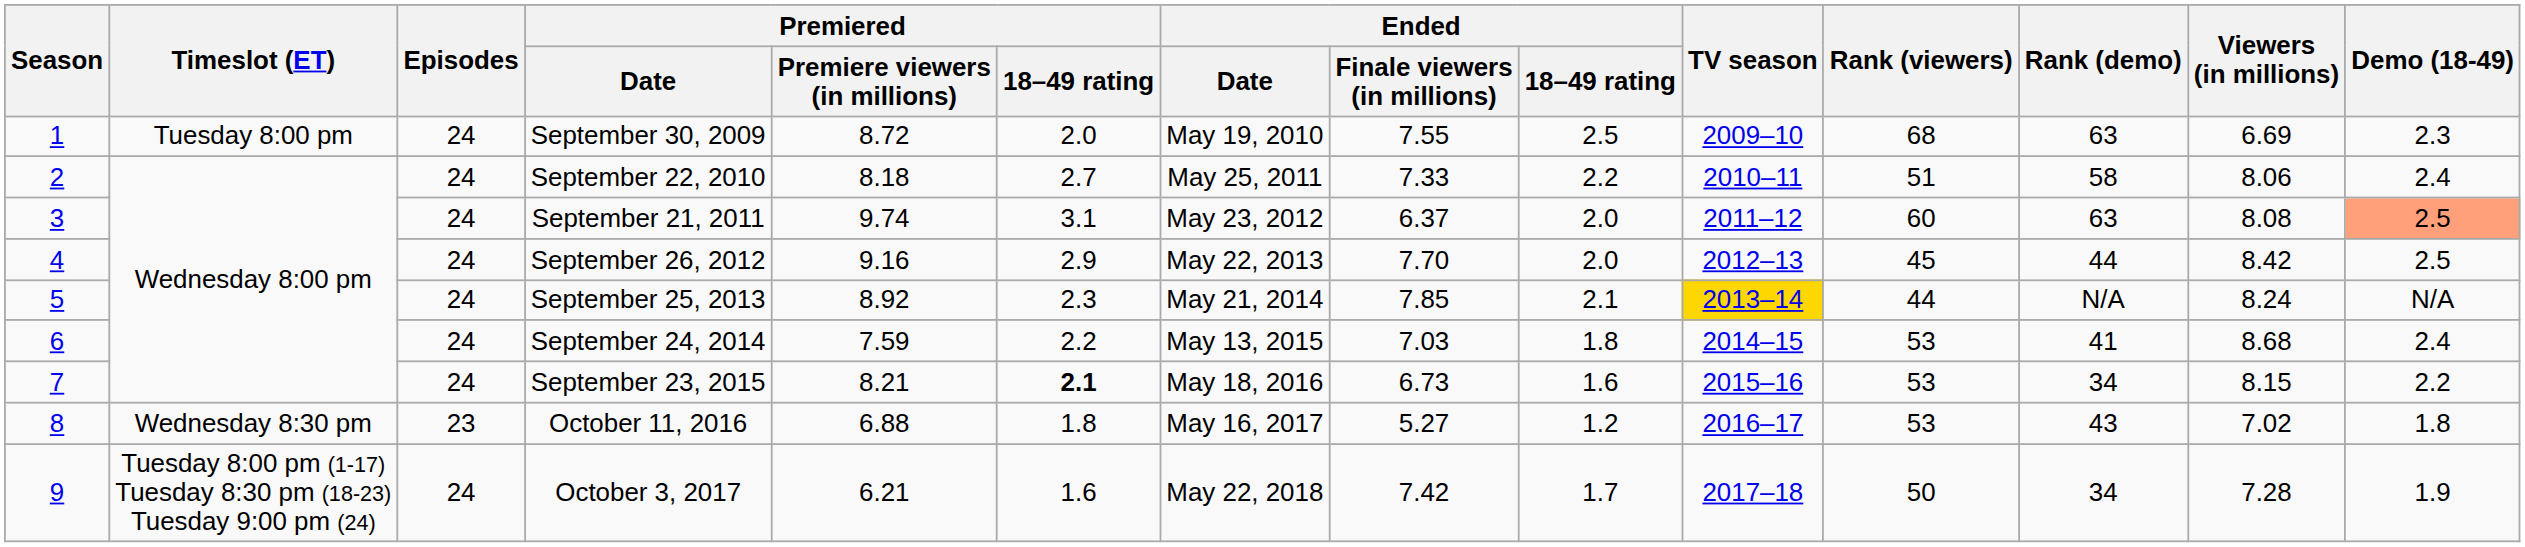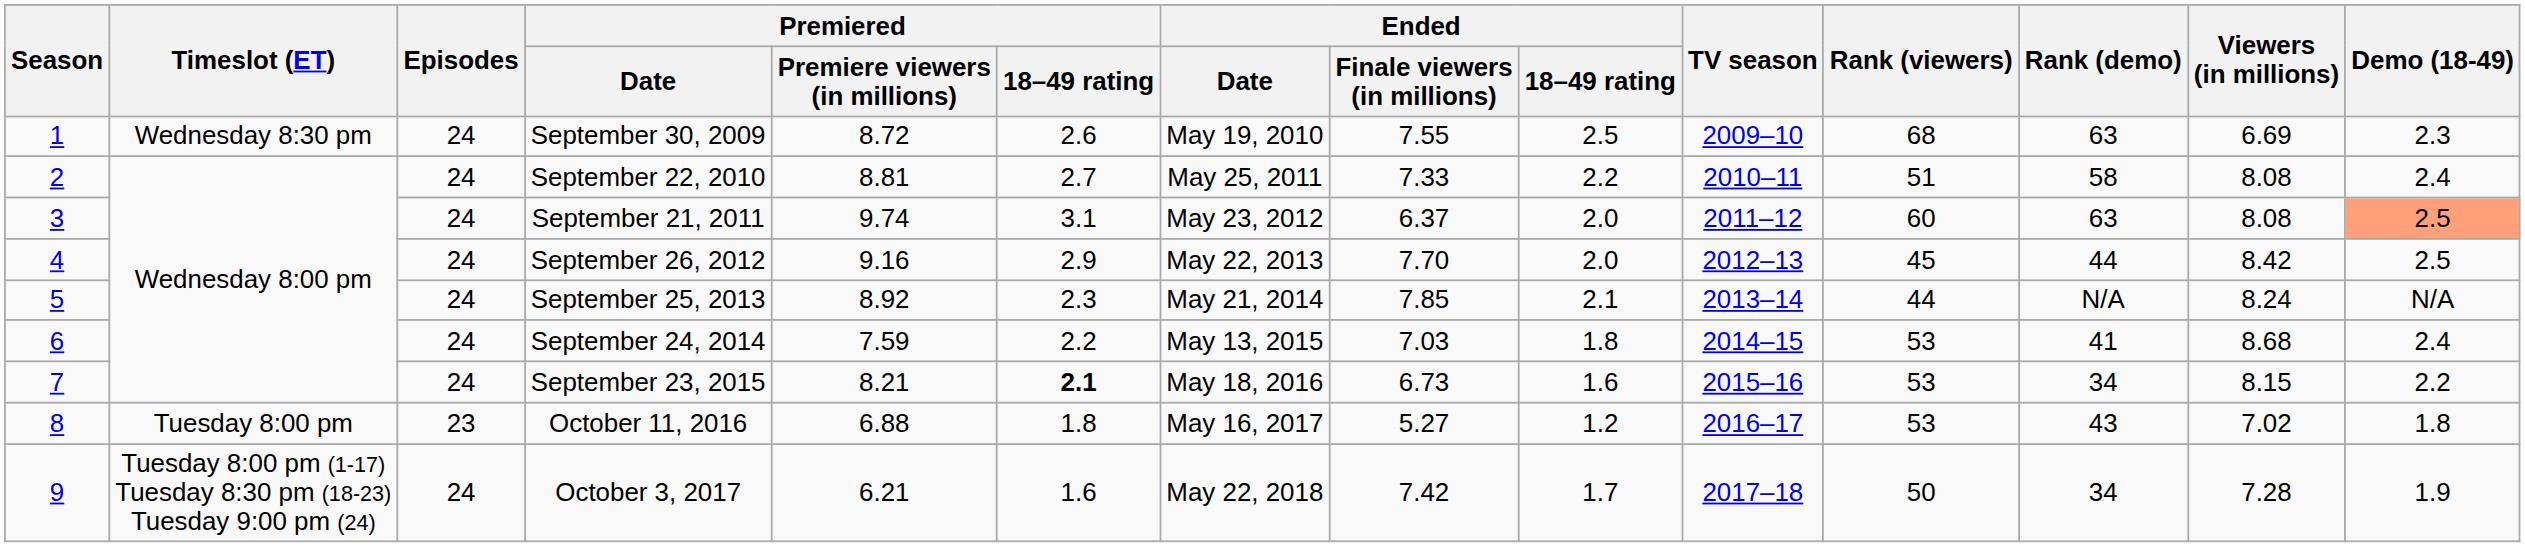(253, 136) Tuesday 8:00 pm -> (253, 136) Wednesday 8:30 pm
(1079, 136) 2.0 -> (1079, 136) 2.6
(884, 177) 8.18 -> (884, 177) 8.81
(2266, 177) 8.06 -> (2266, 177) 8.08
(1753, 300) gold background -> (1753, 300) no background
(253, 423) Wednesday 8:30 pm -> (253, 423) Tuesday 8:00 pm
